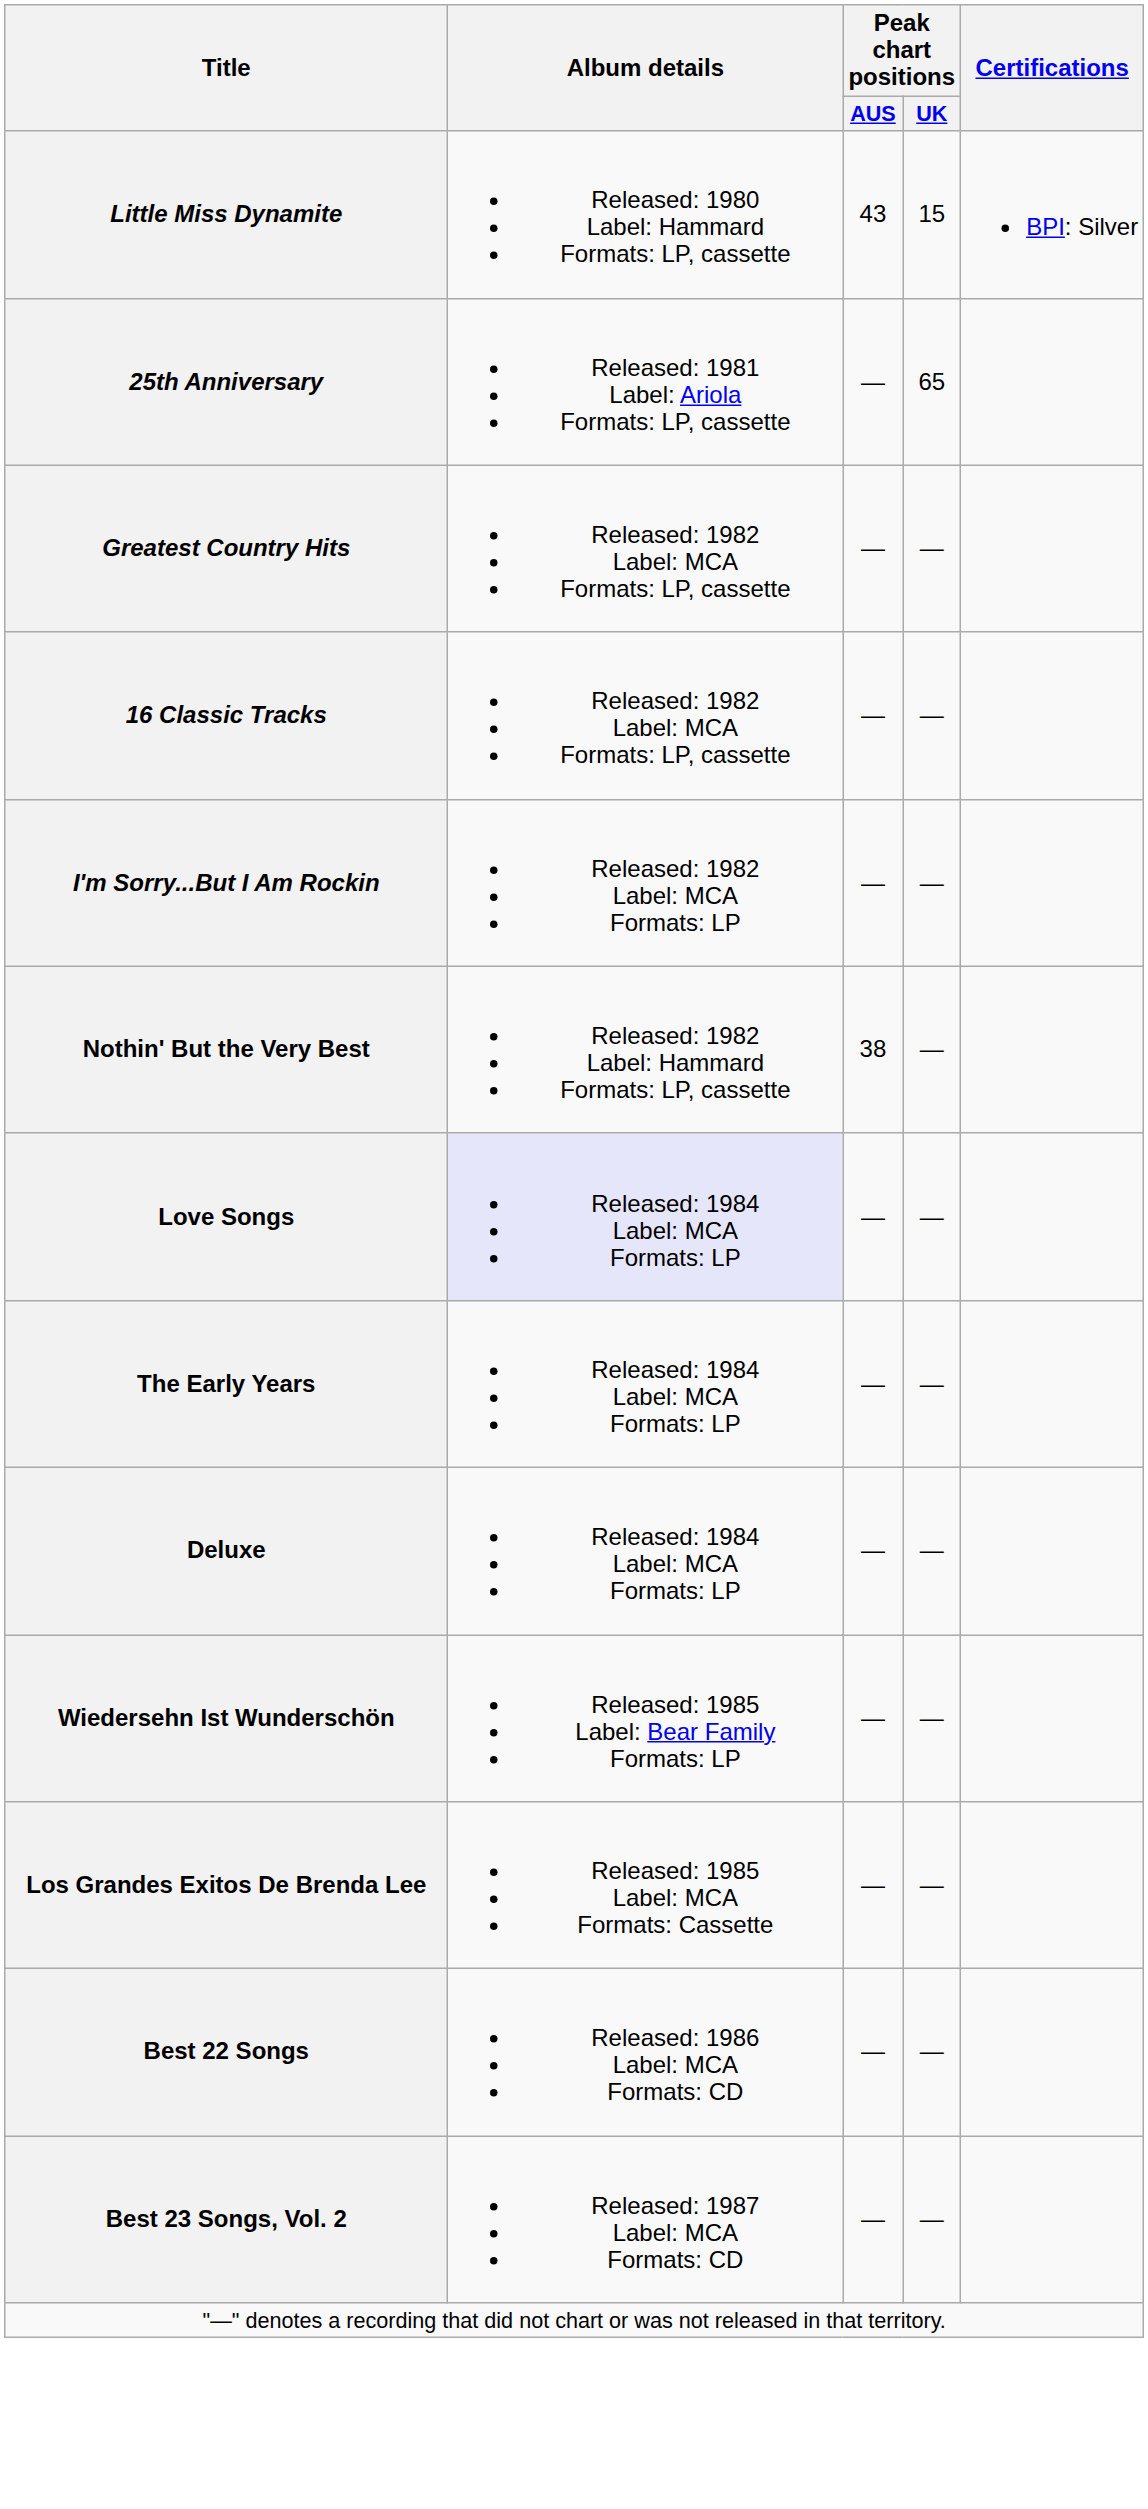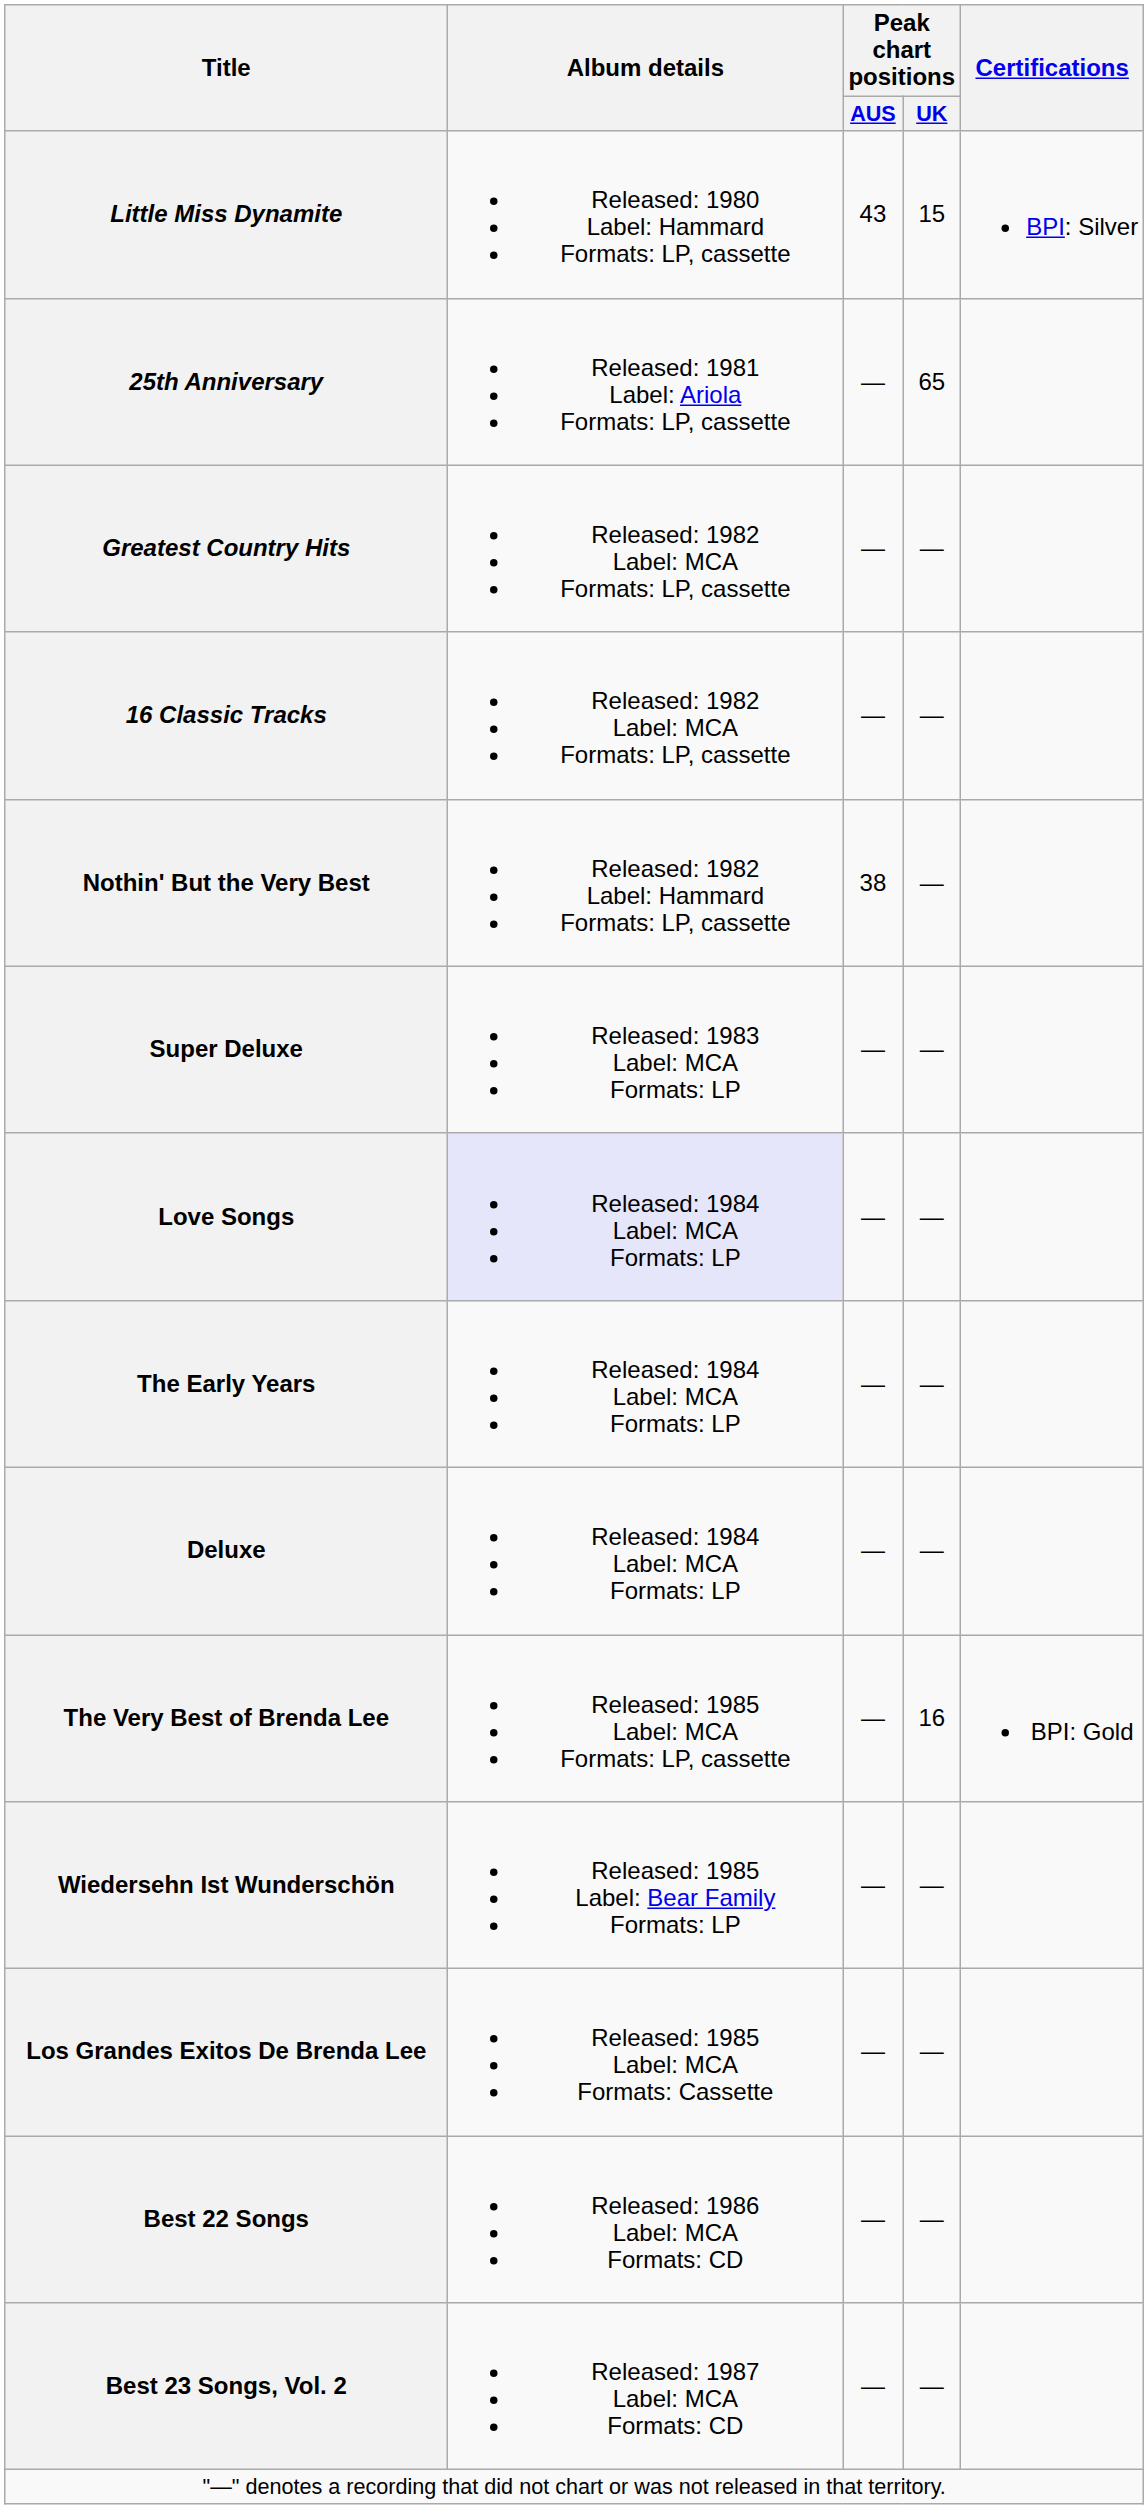- row: (226, 882)
+ row: (226, 1049)
+ row: (226, 1717)
